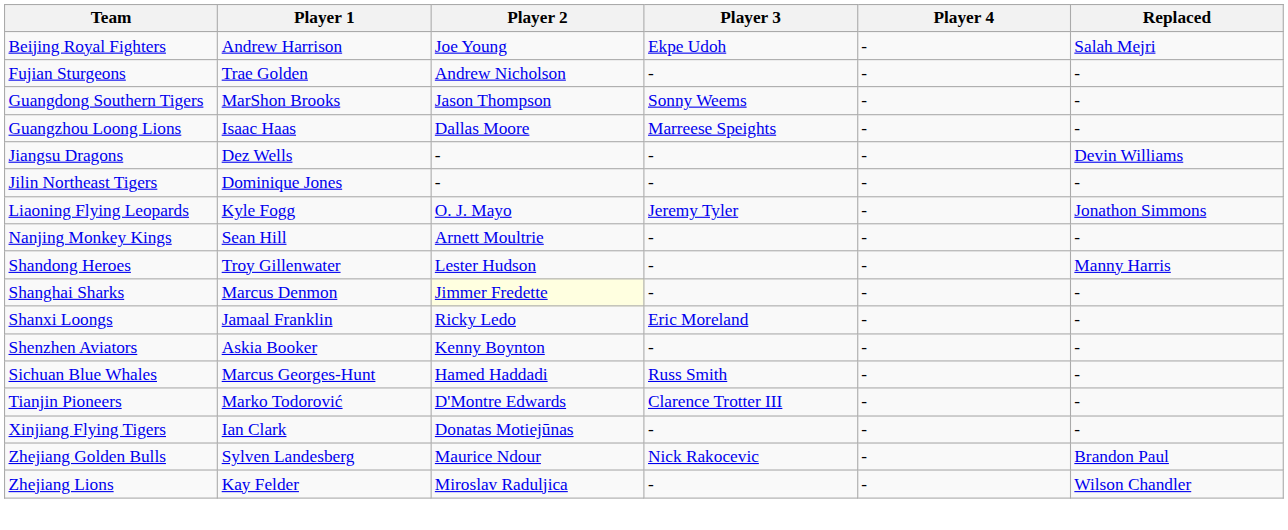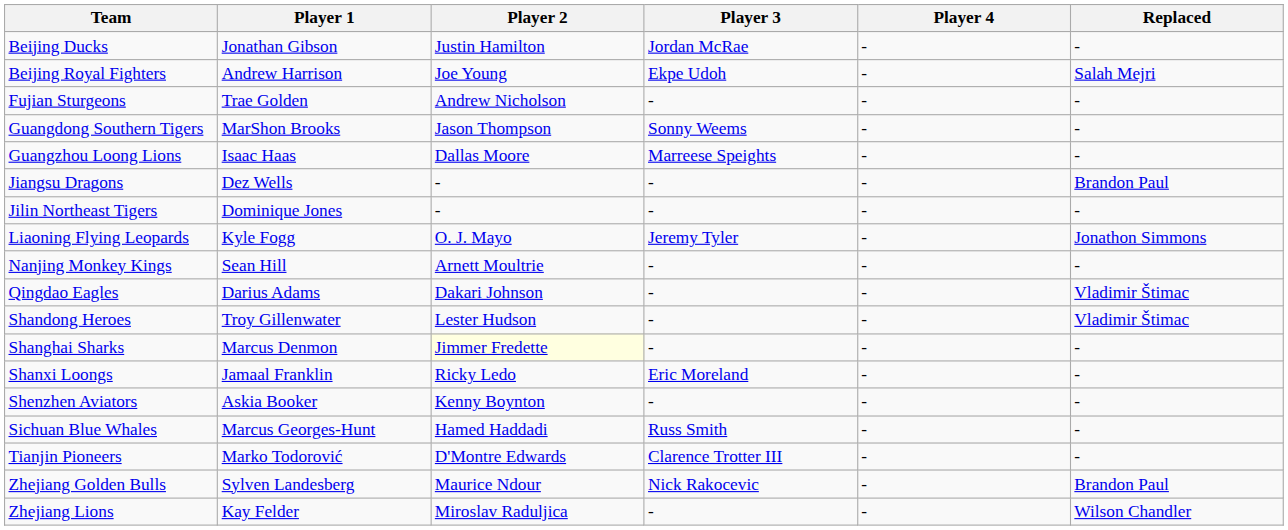+ row: (58, 45)
(1129, 155) Devin Williams -> (1122, 182) Brandon Paul
+ row: (63, 292)
(1123, 264) Manny Harris -> (1132, 319) Vladimir Štimac
- row: (87, 429)
